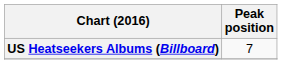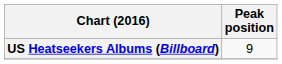(249, 48) 7 -> (249, 48) 9
